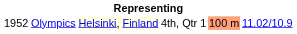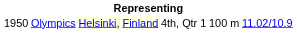(16, 23) 1952 -> (16, 23) 1950
(224, 23) lightsalmon background -> (224, 23) no background
